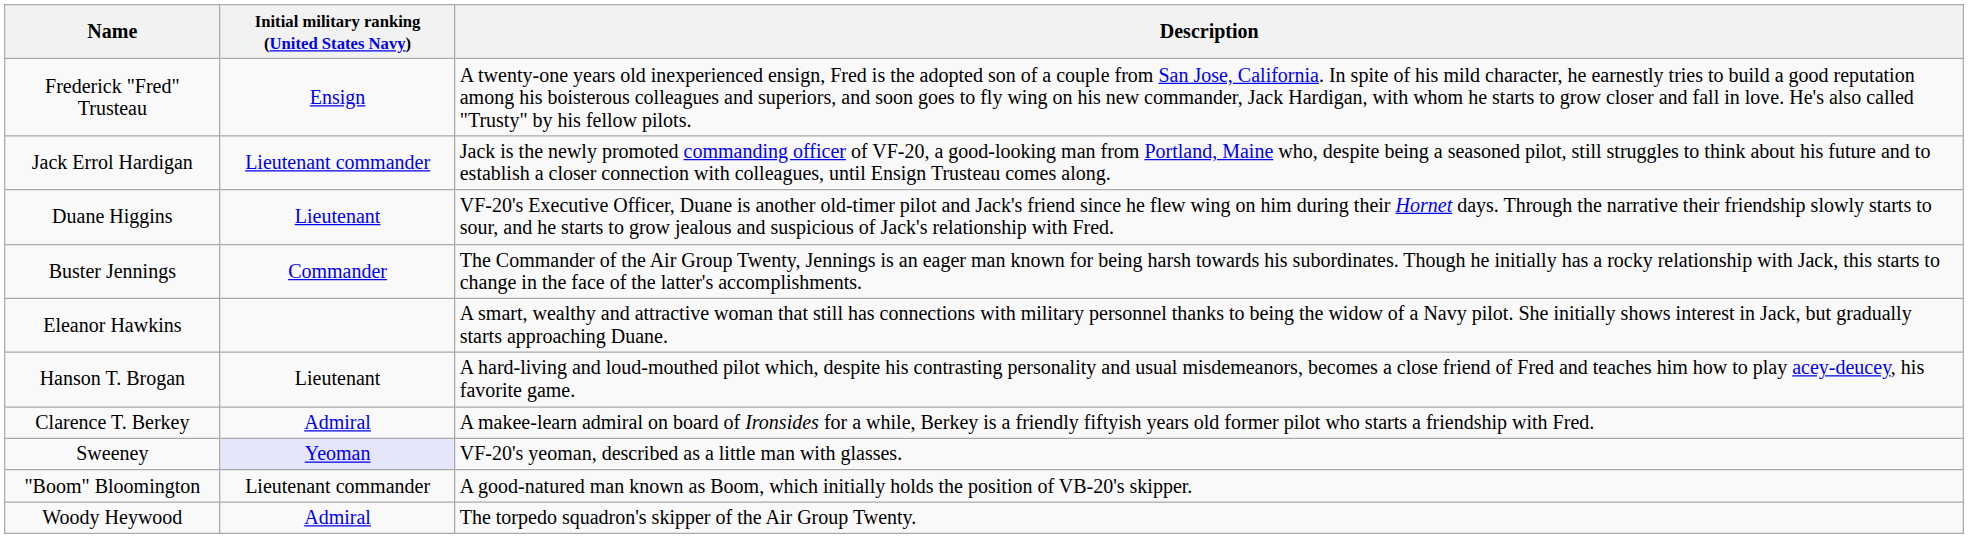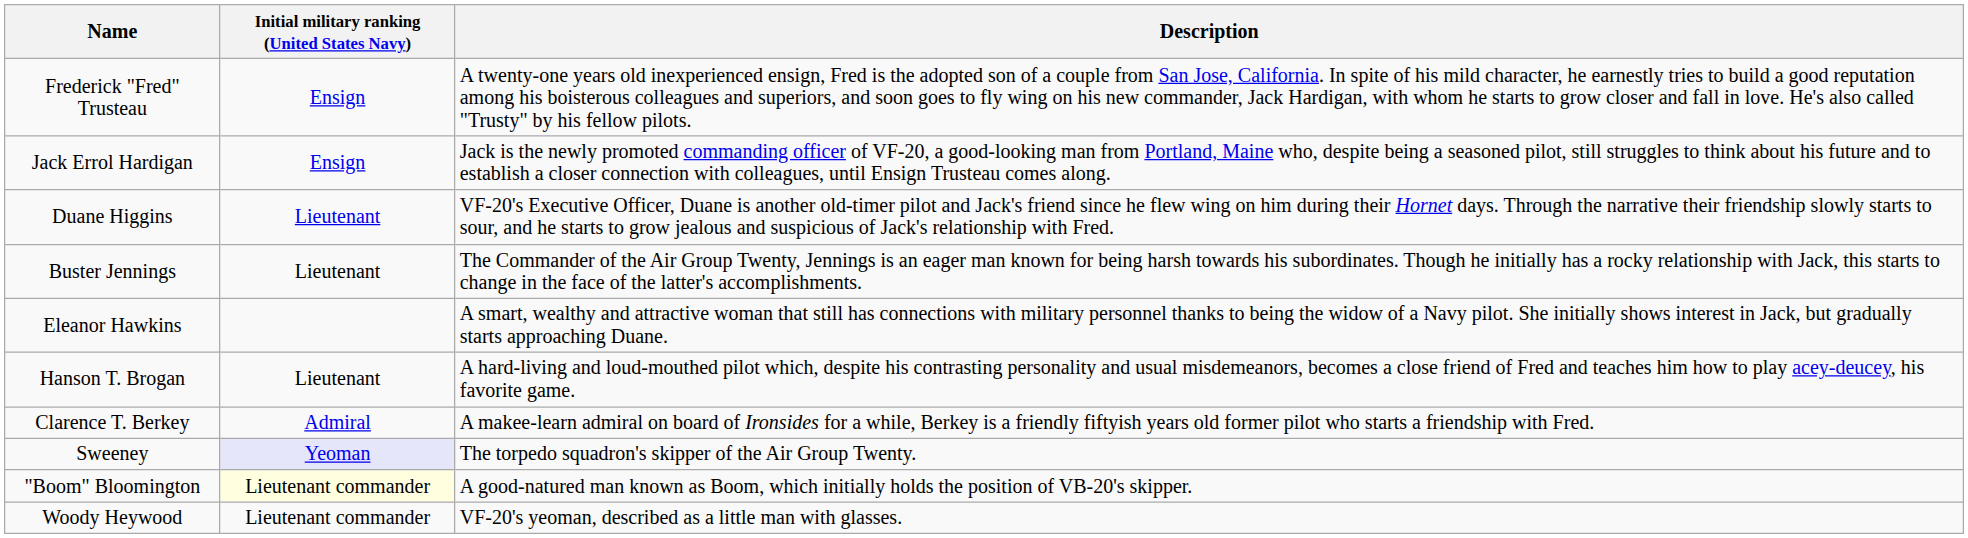(338, 162) Lieutenant commander -> (338, 162) Ensign
(338, 270) Commander -> (338, 270) Lieutenant
(681, 454) VF-20's yeoman, described as a little man with glasses. -> (688, 454) The torpedo squadron's skipper of the Air Group Twenty.
(338, 485) no background -> (338, 485) lightyellow background
(338, 517) Admiral -> (338, 517) Lieutenant commander
(688, 517) The torpedo squadron's skipper of the Air Group Twenty. -> (681, 517) VF-20's yeoman, described as a little man with glasses.
